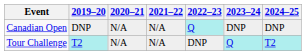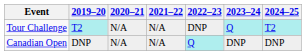rows swapped: (37, 43) <-> (37, 27)
